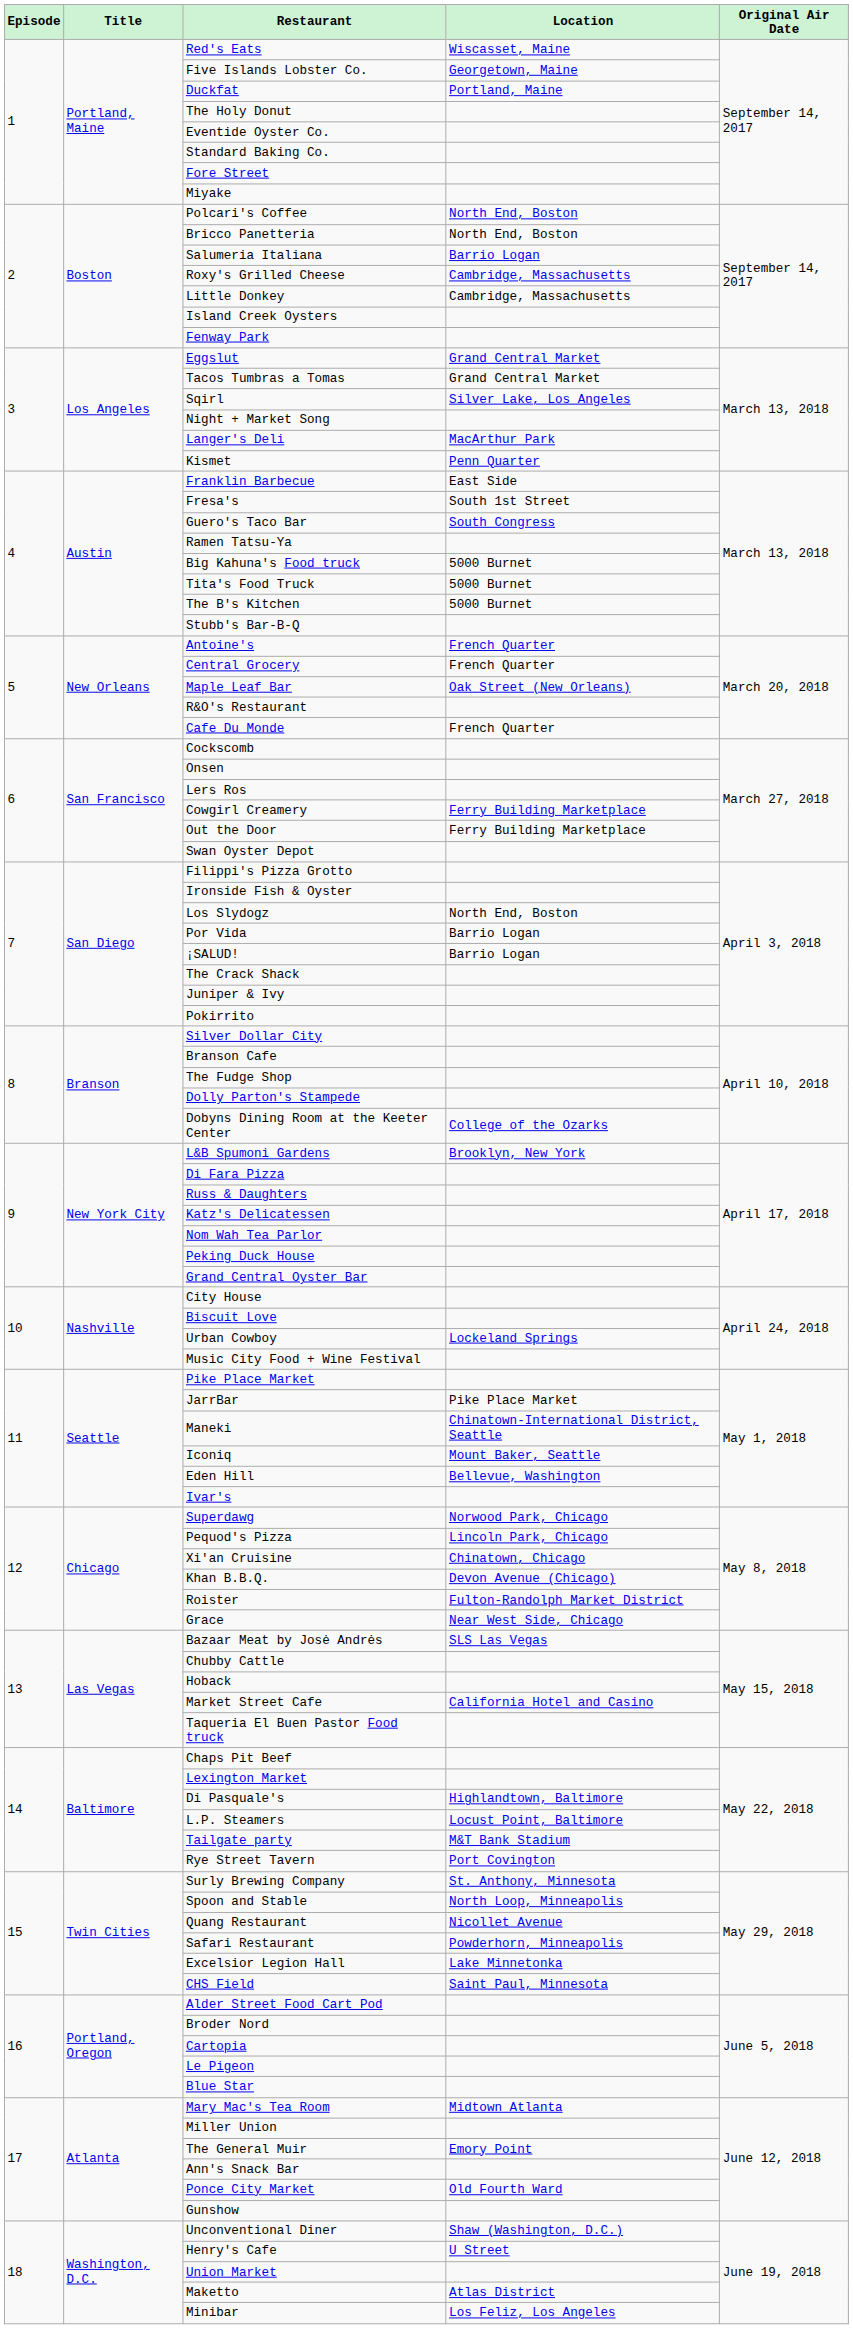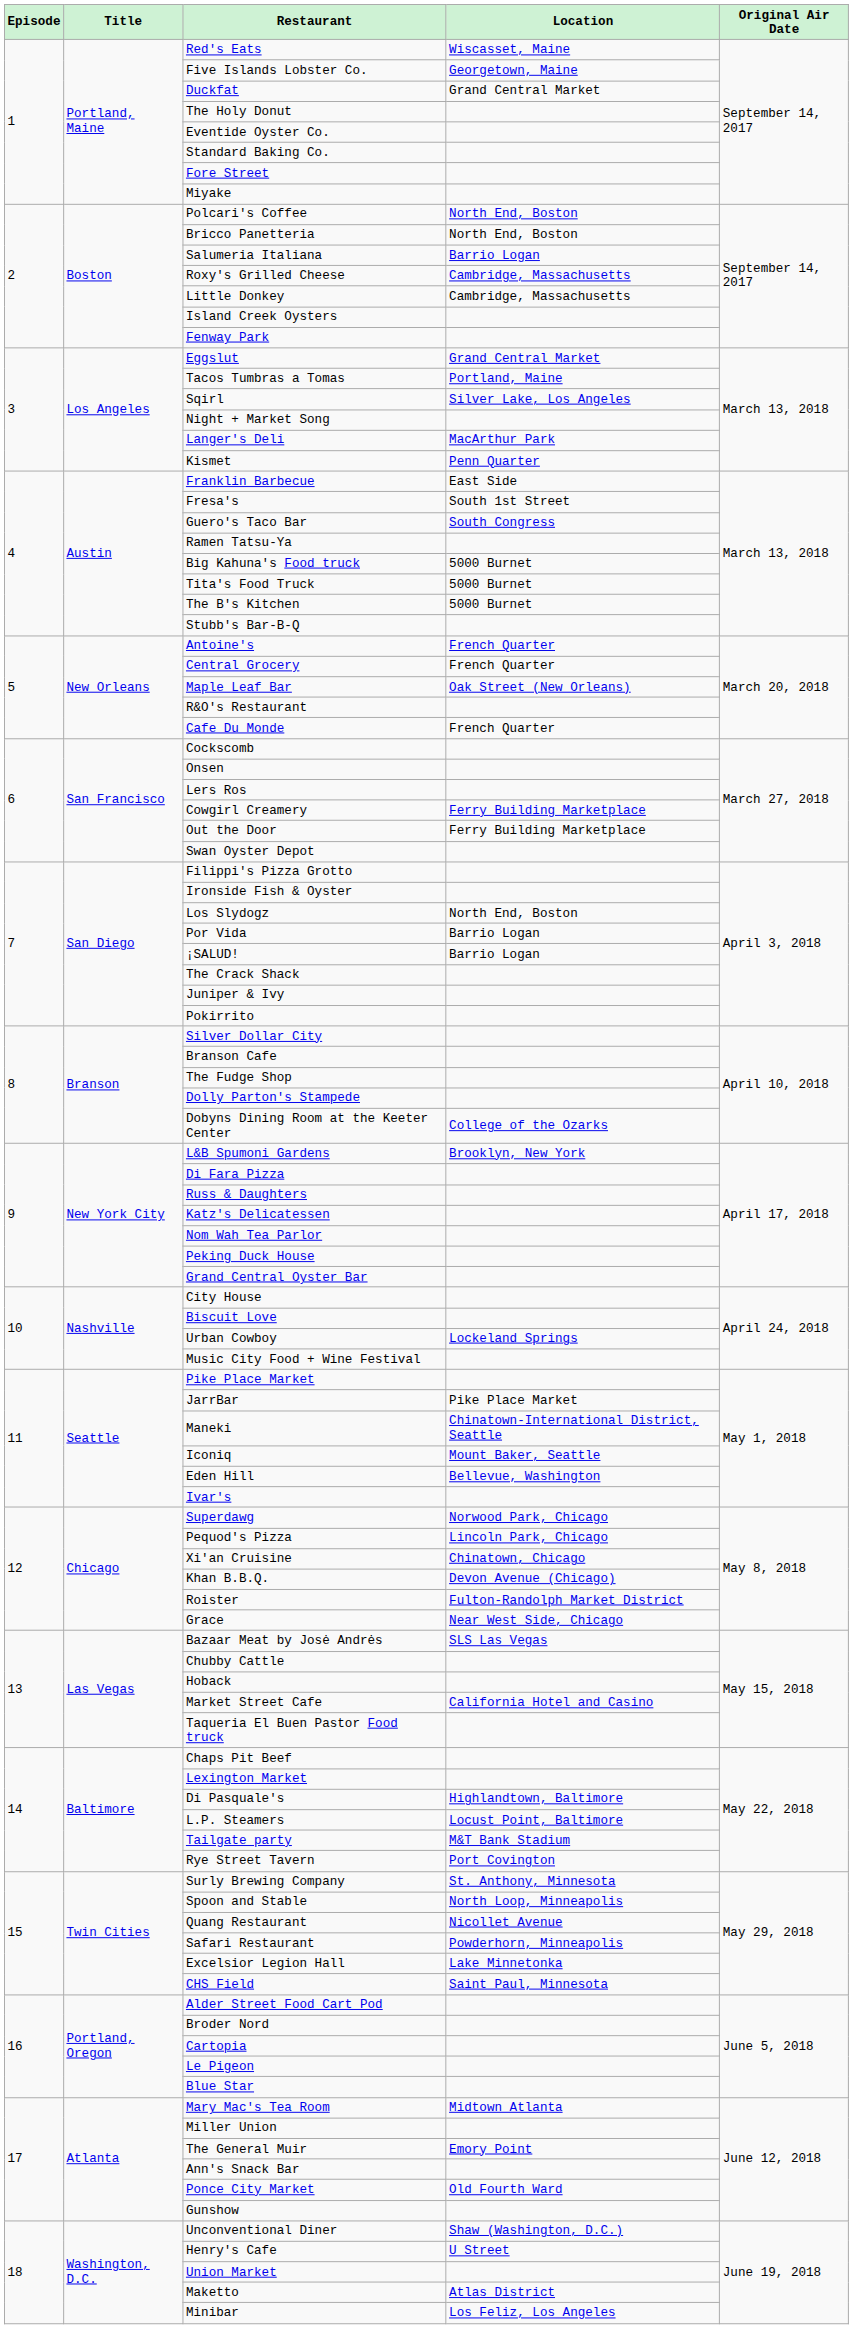(506, 91) Portland, Maine -> (525, 91) Grand Central Market
(525, 379) Grand Central Market -> (506, 379) Portland, Maine
